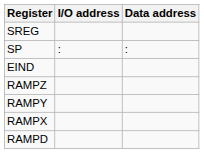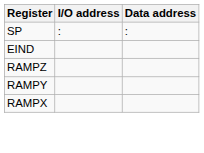- row: (23, 31)
- row: (27, 139)
